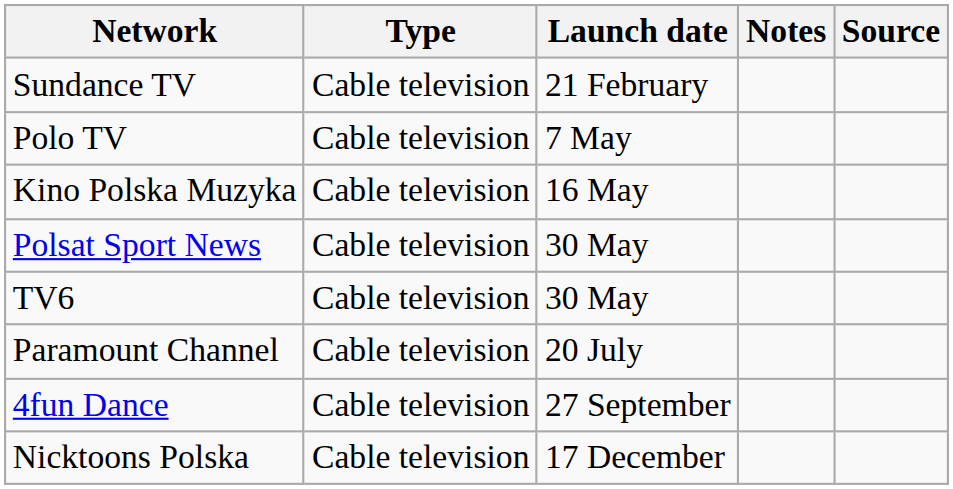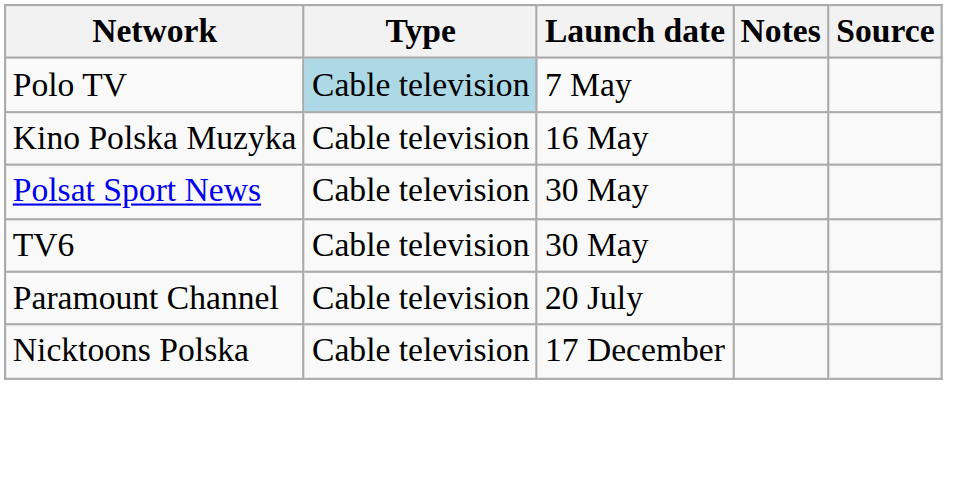- row: (104, 84)
(421, 137) no background -> (421, 84) lightblue background
- row: (91, 404)
